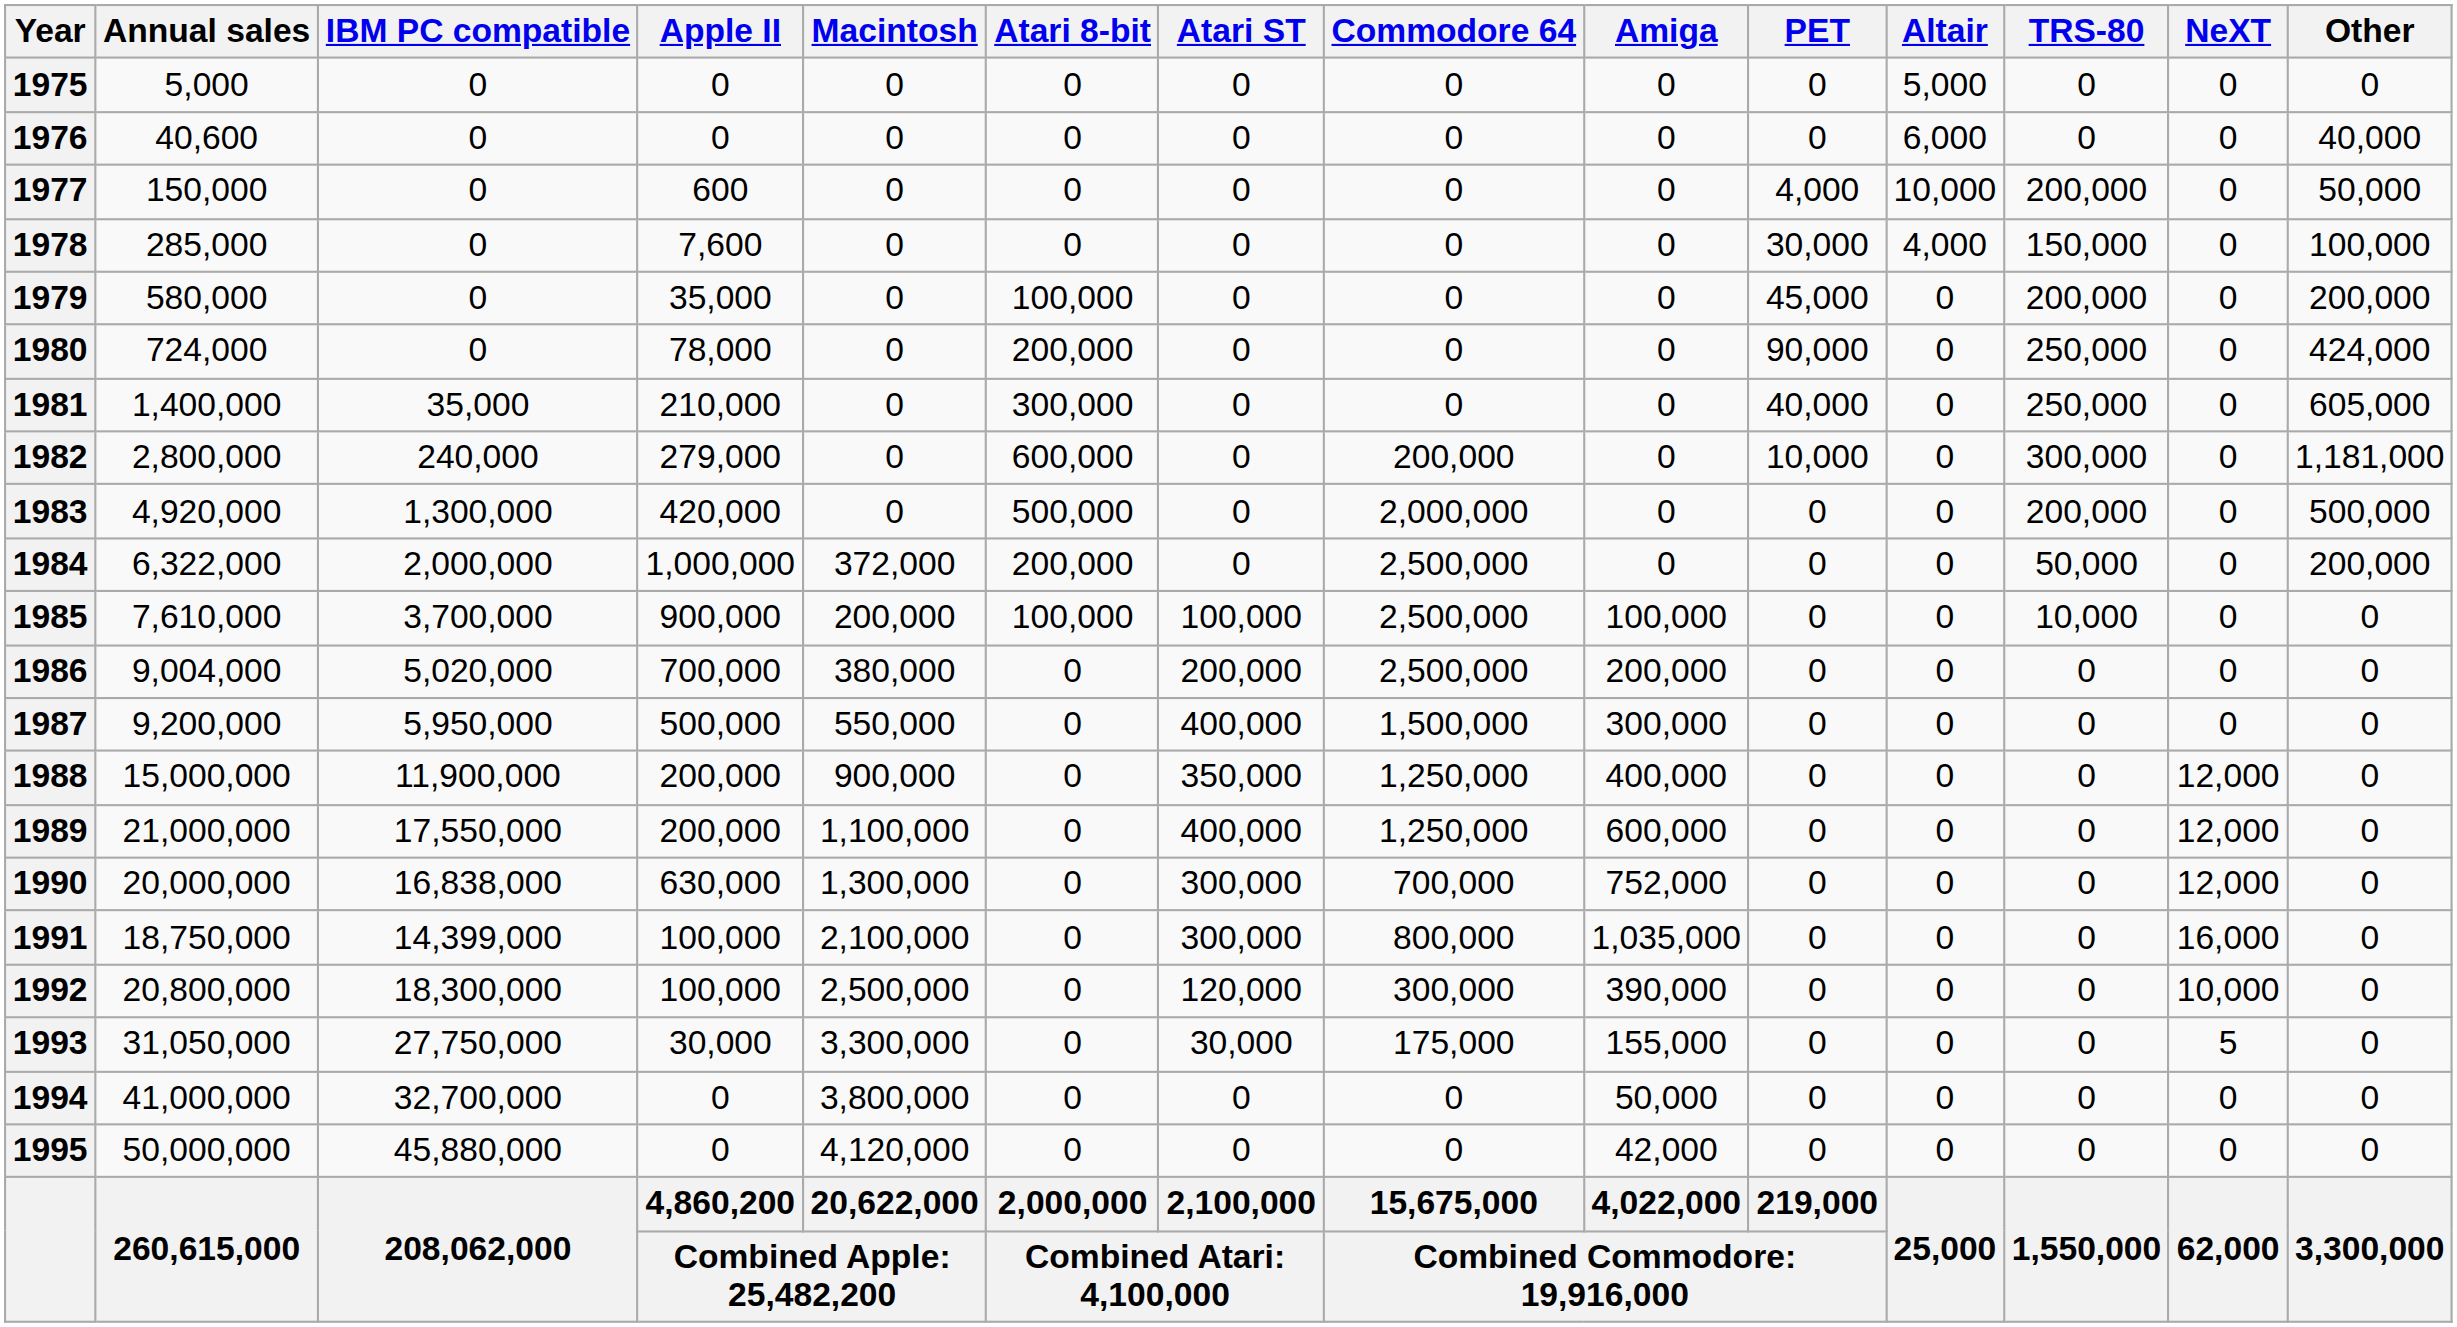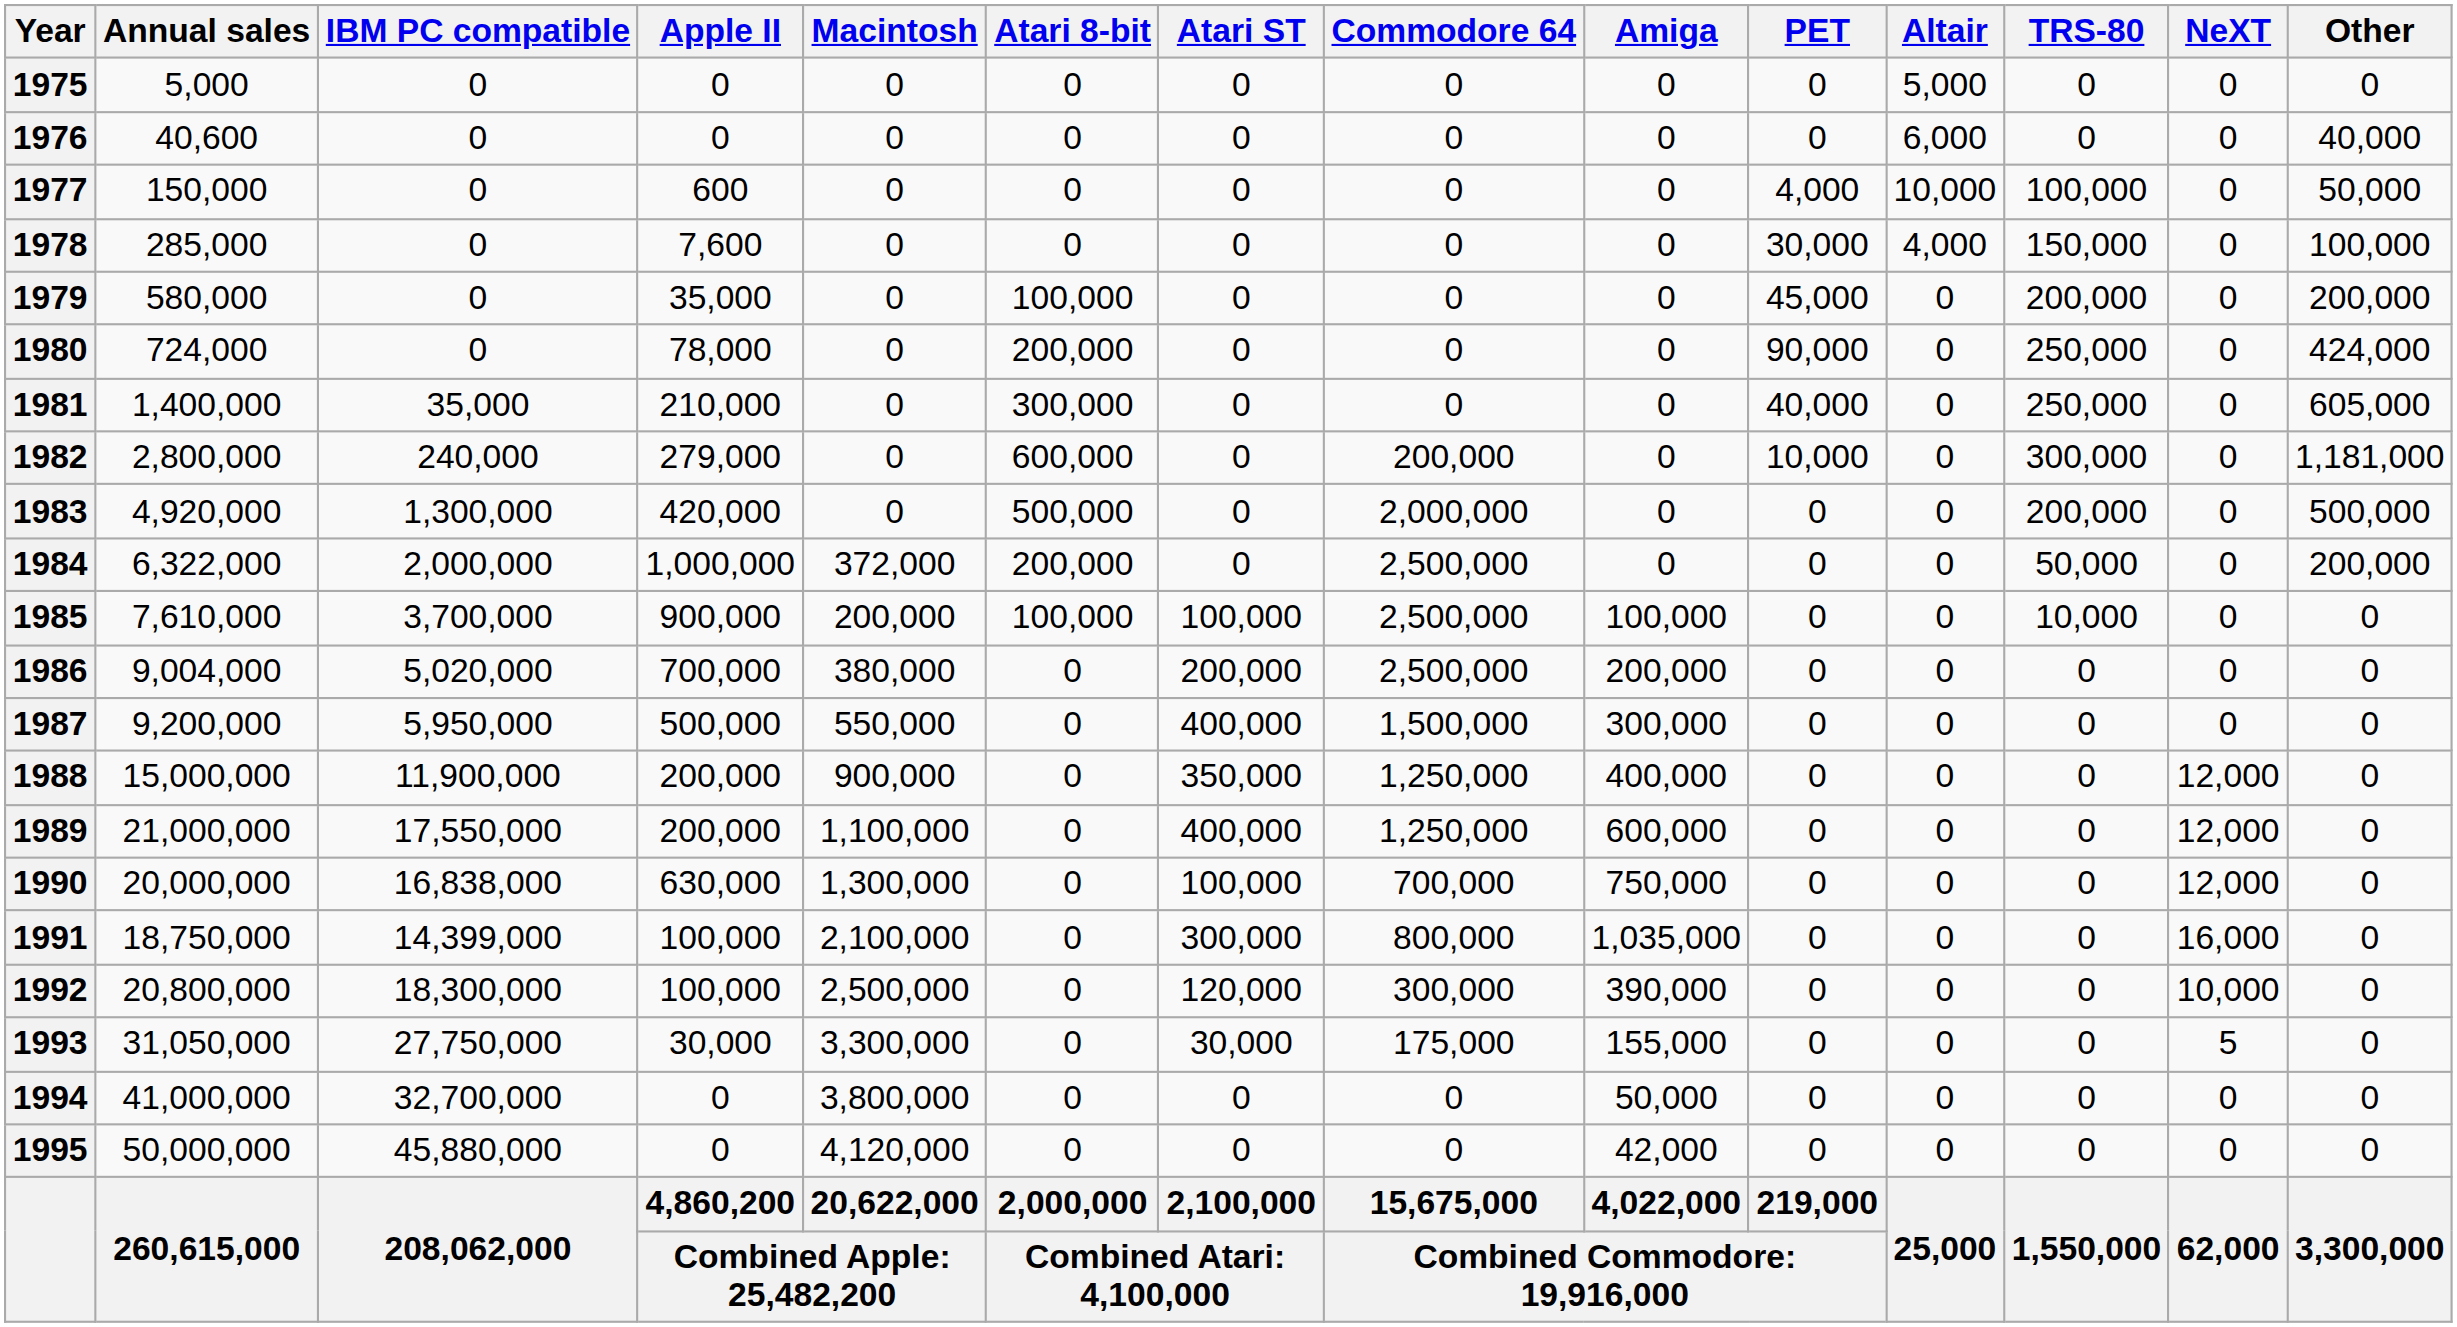(2087, 191) 200,000 -> (2087, 191) 100,000
(1241, 883) 300,000 -> (1241, 883) 100,000
(1666, 883) 752,000 -> (1666, 883) 750,000
